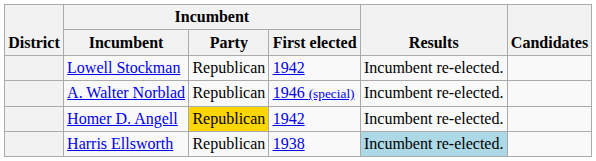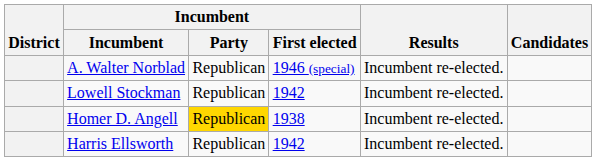rows swapped: (126, 93) <-> (124, 67)
(289, 118) 1942 -> (289, 118) 1938
(289, 144) 1938 -> (289, 144) 1942
(434, 144) lightblue background -> (434, 144) no background
